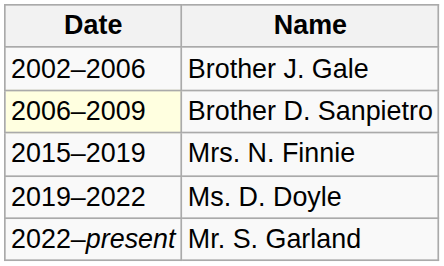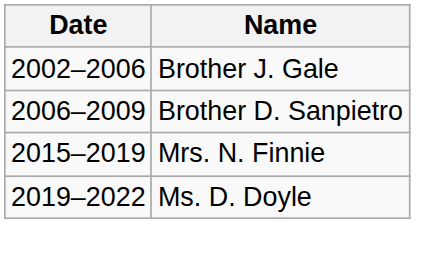(78, 111) lightyellow background -> (78, 111) no background
- row: (275, 238)
